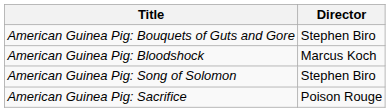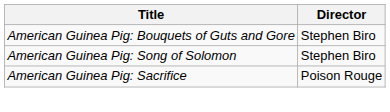- row: (106, 55)
